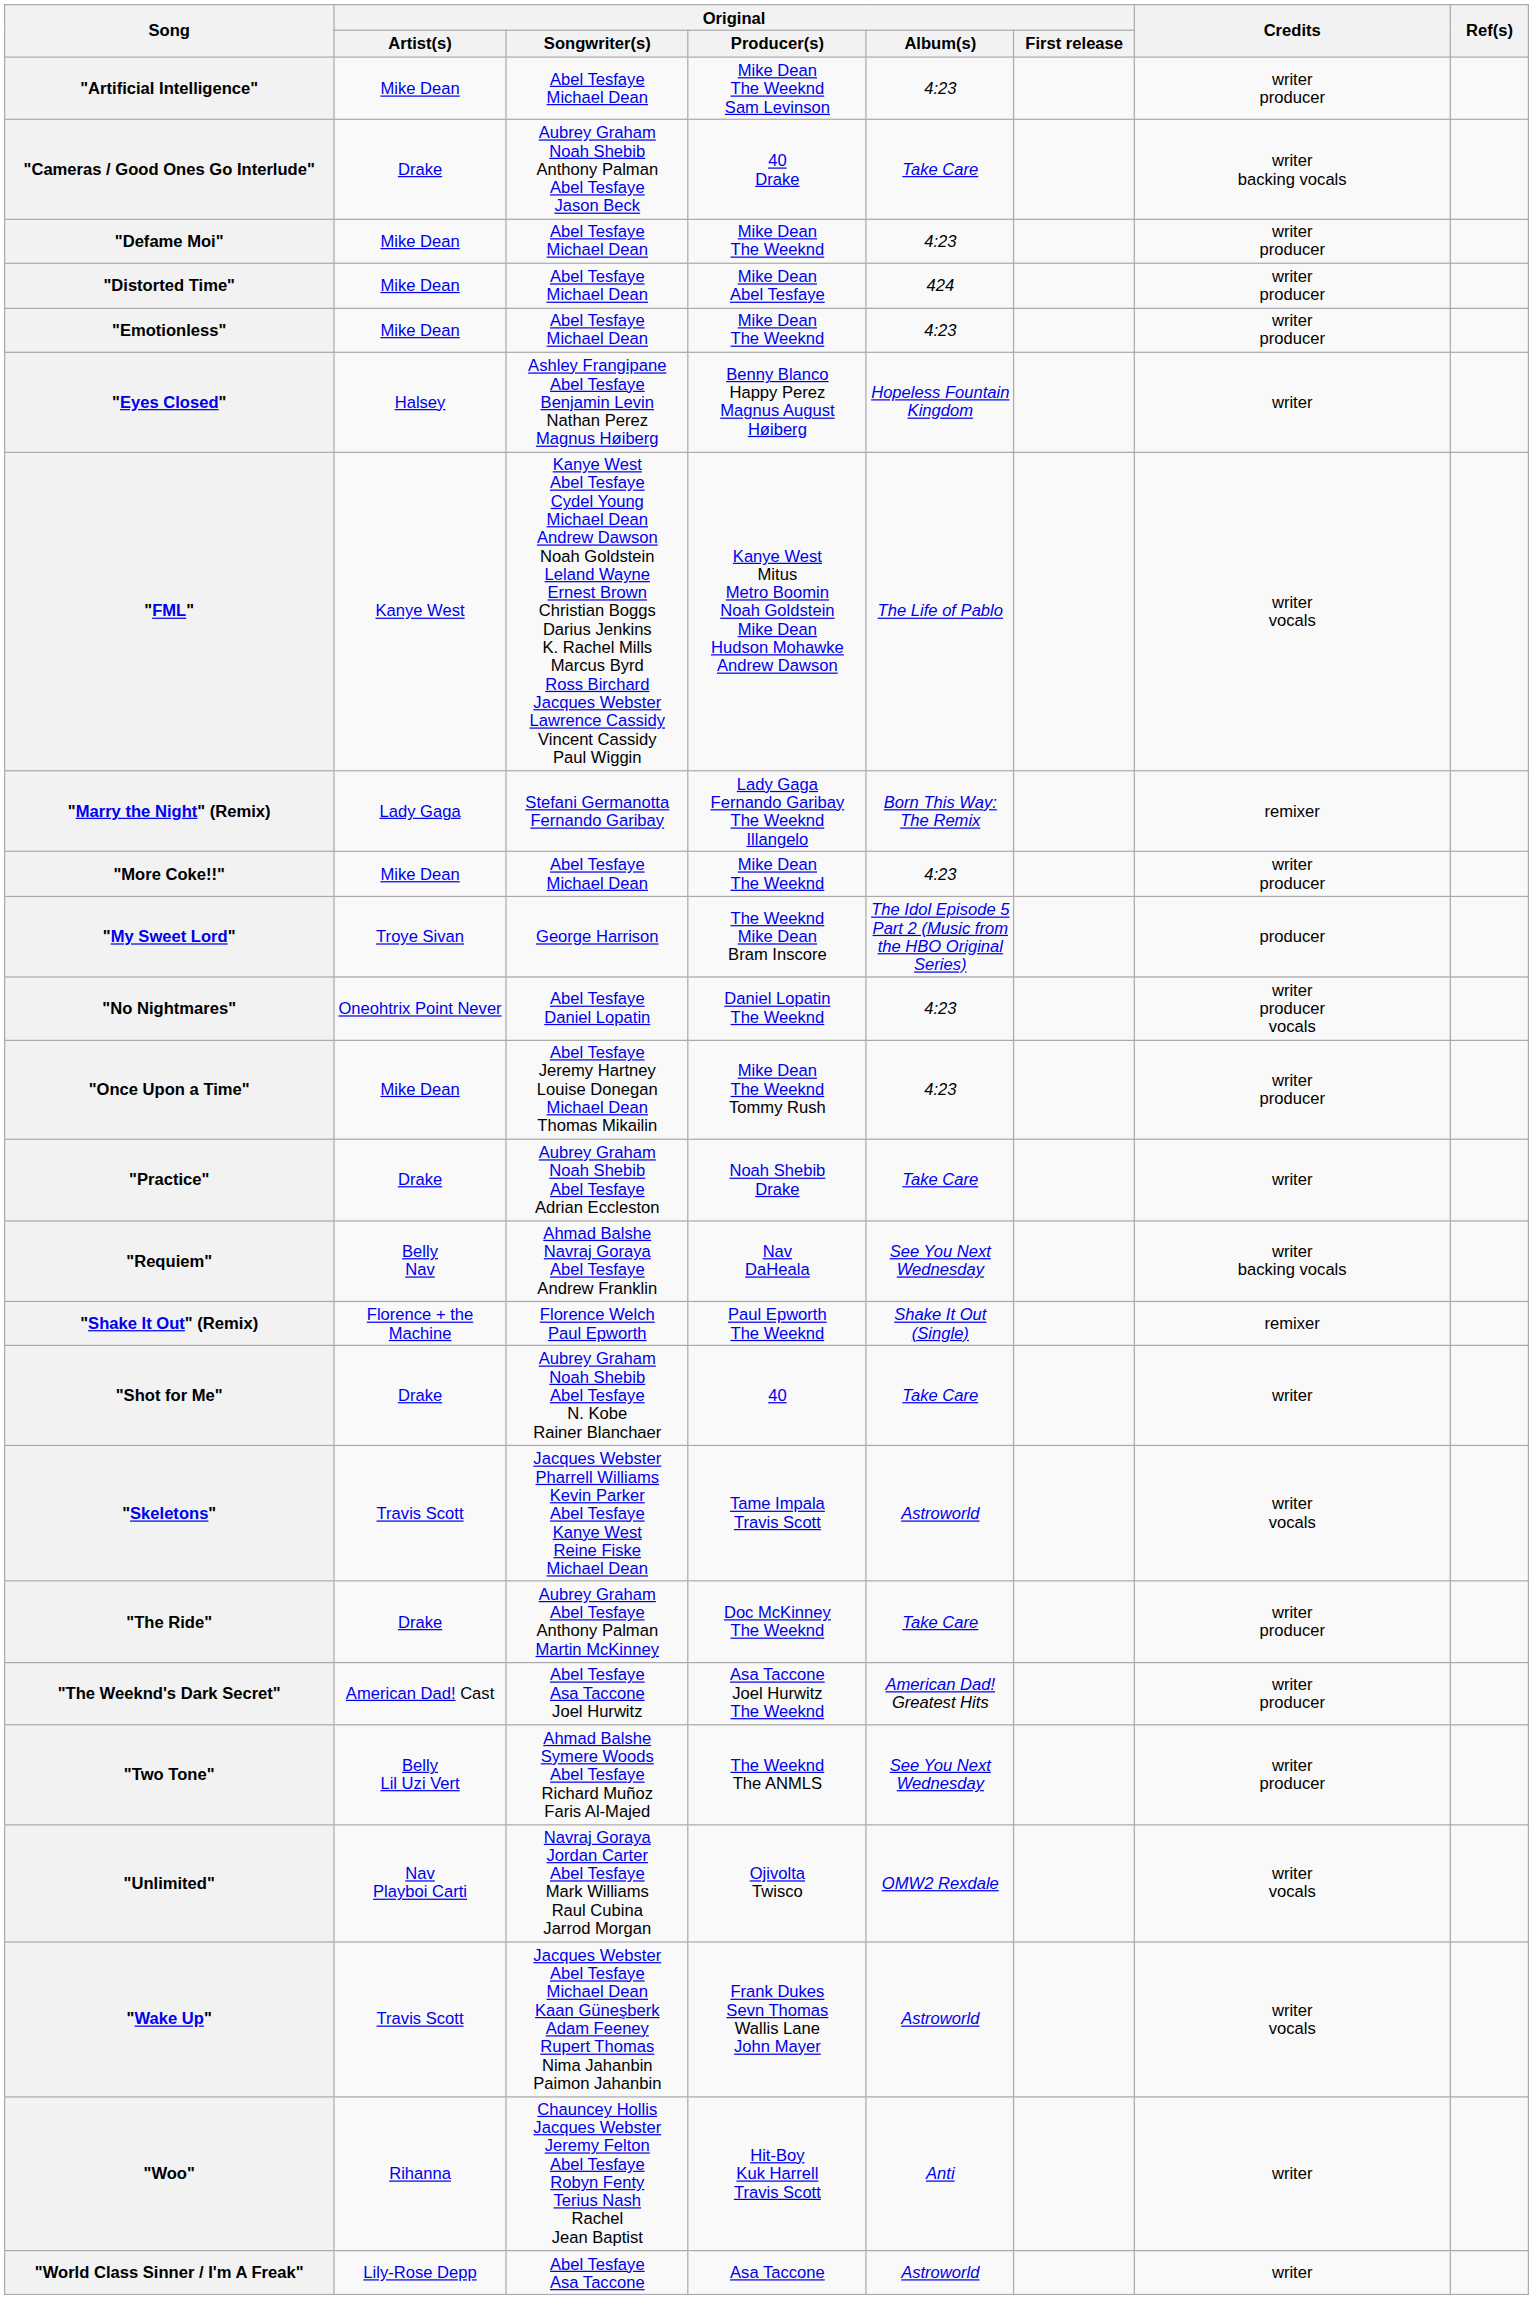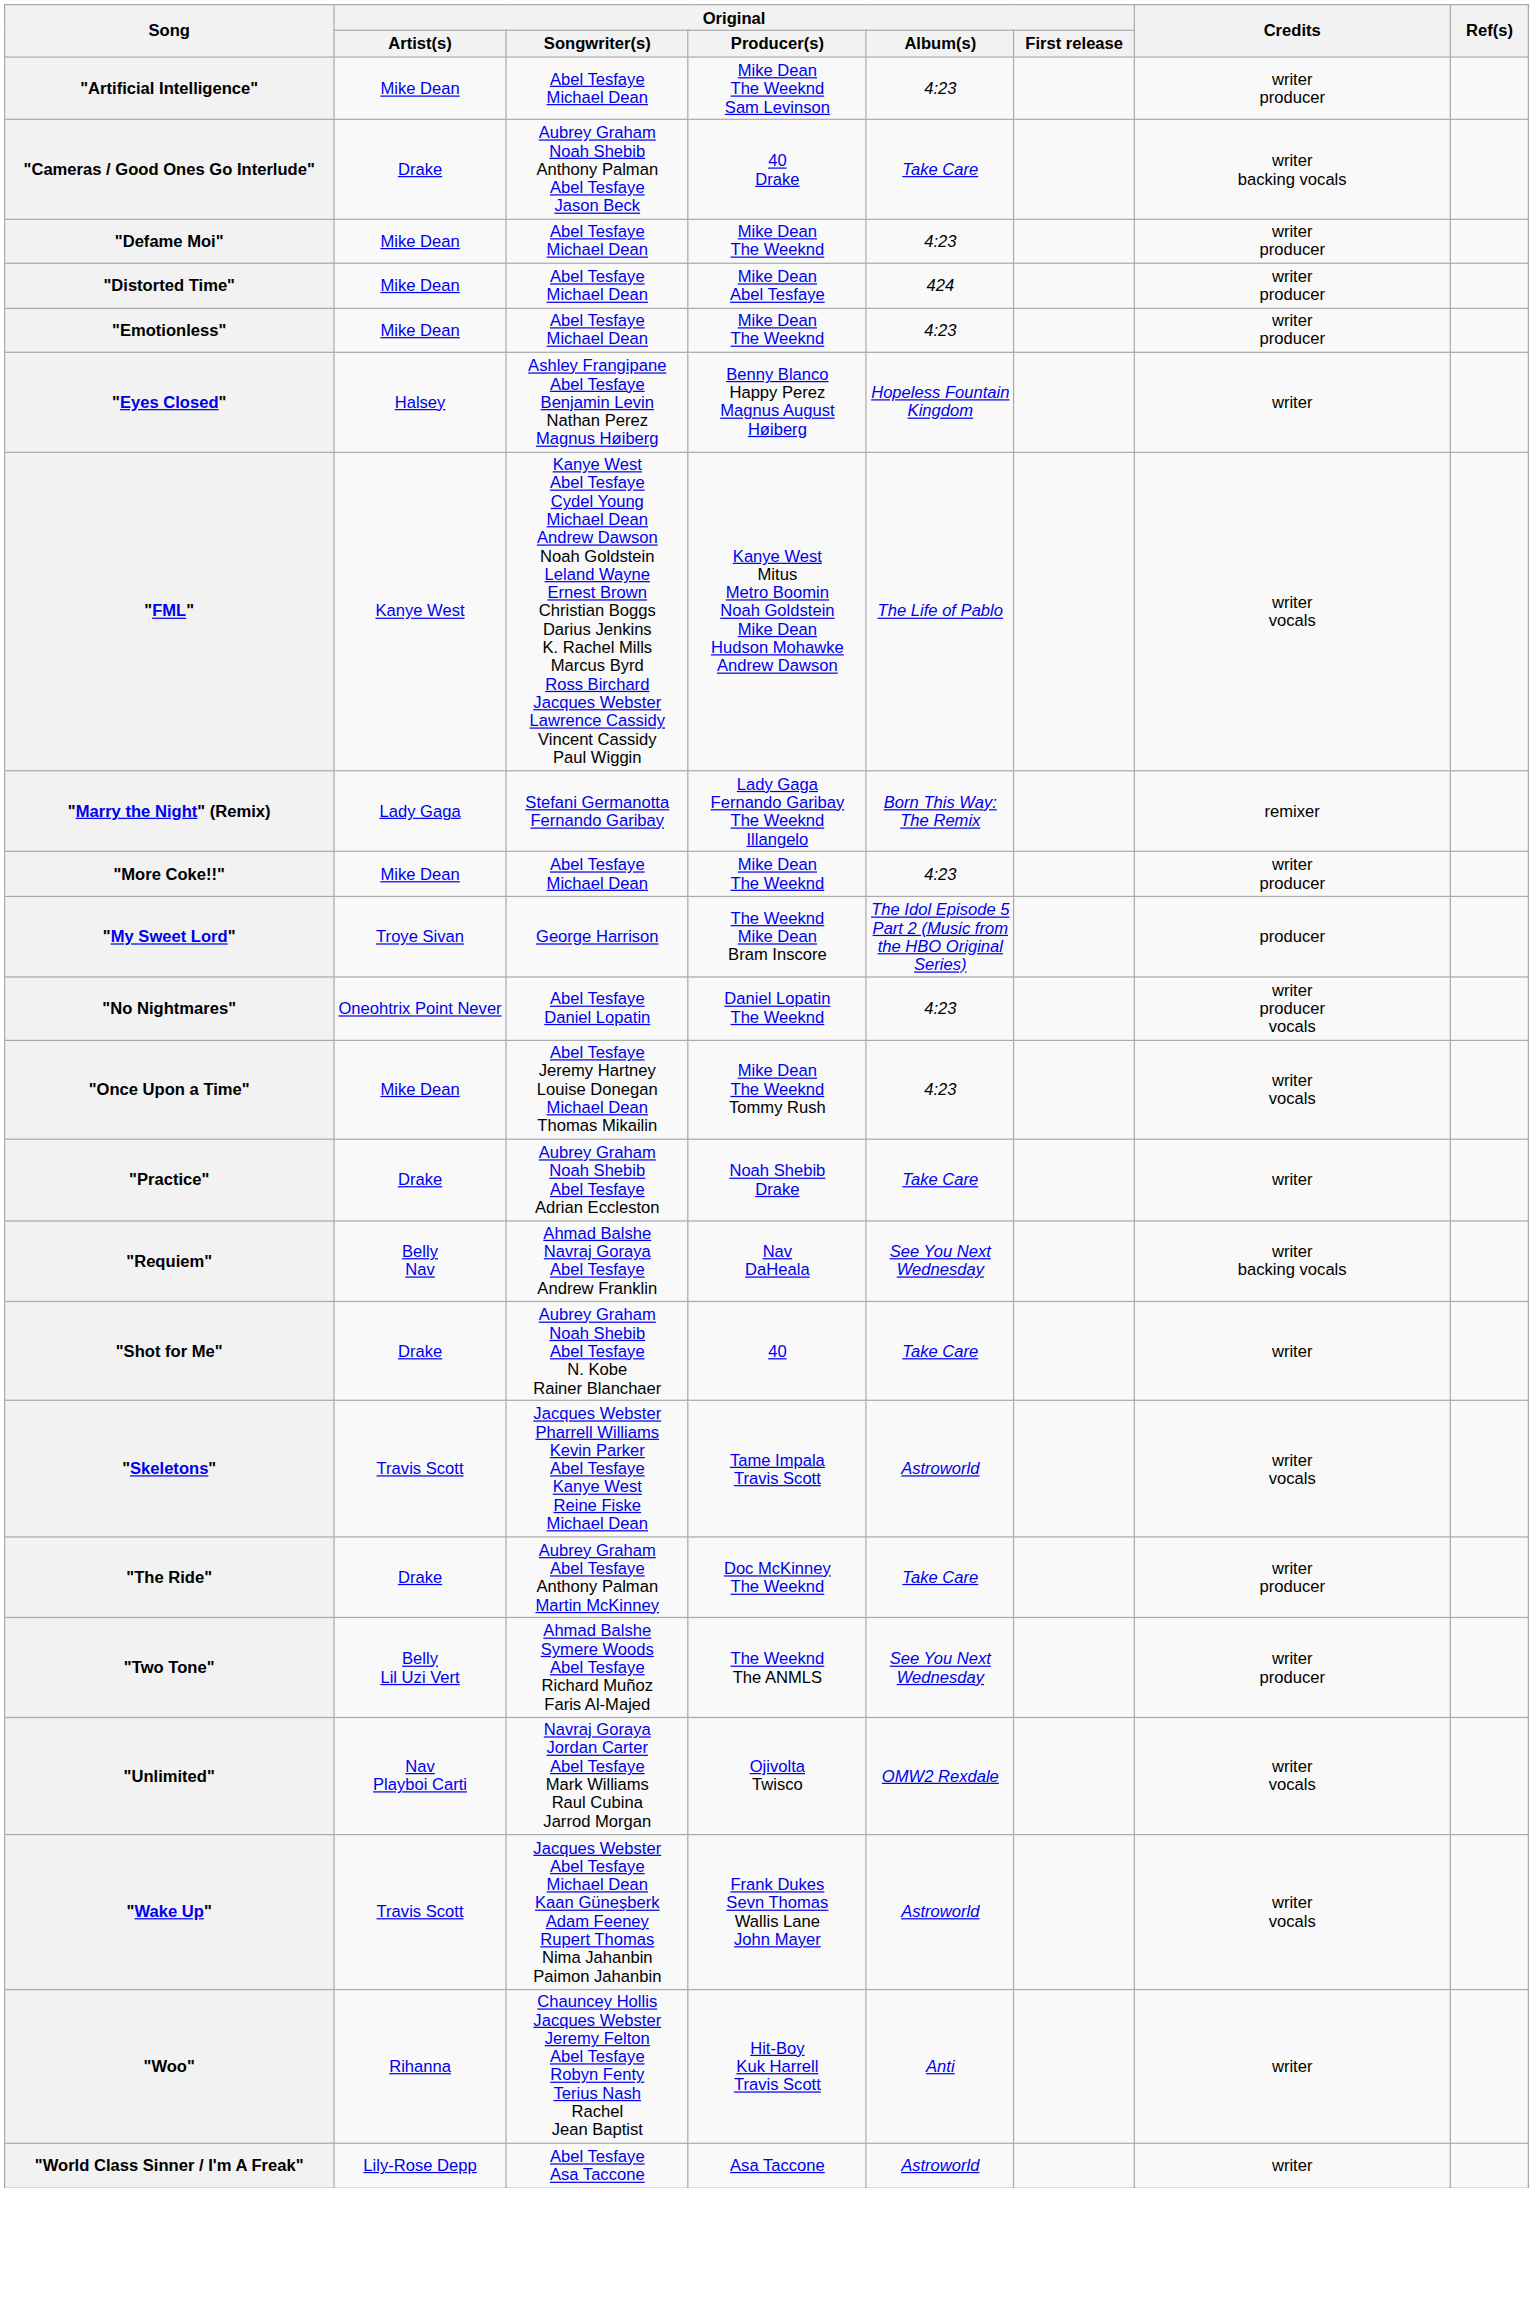(1292, 1089) writer producer -> (1292, 1089) writer vocals
- row: (169, 1323)
- row: (169, 1693)
